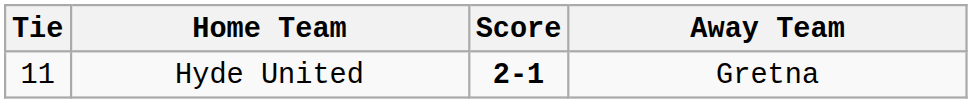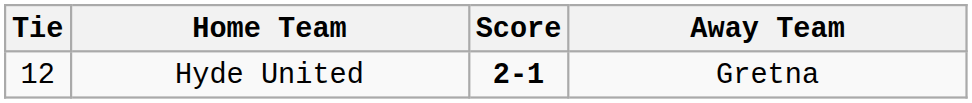(38, 75) 11 -> (38, 75) 12
